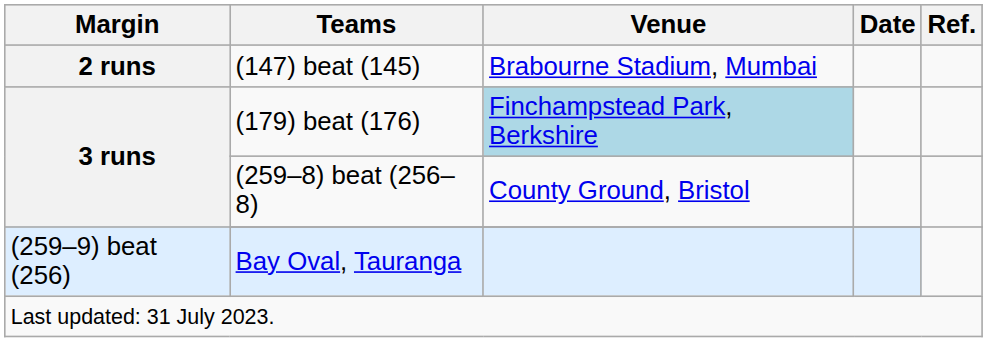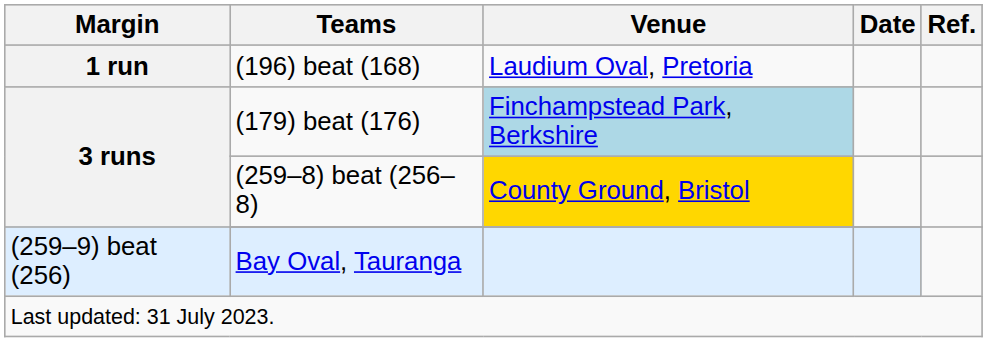+ row: (328, 65)
- row: (328, 65)
(619, 190) no background -> (619, 190) gold background
